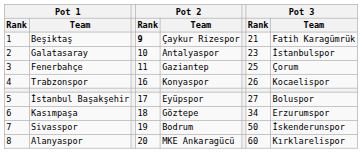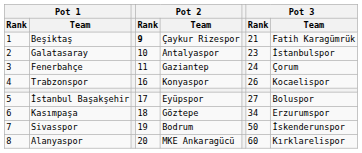(253, 67) 25 -> (253, 67) 24
